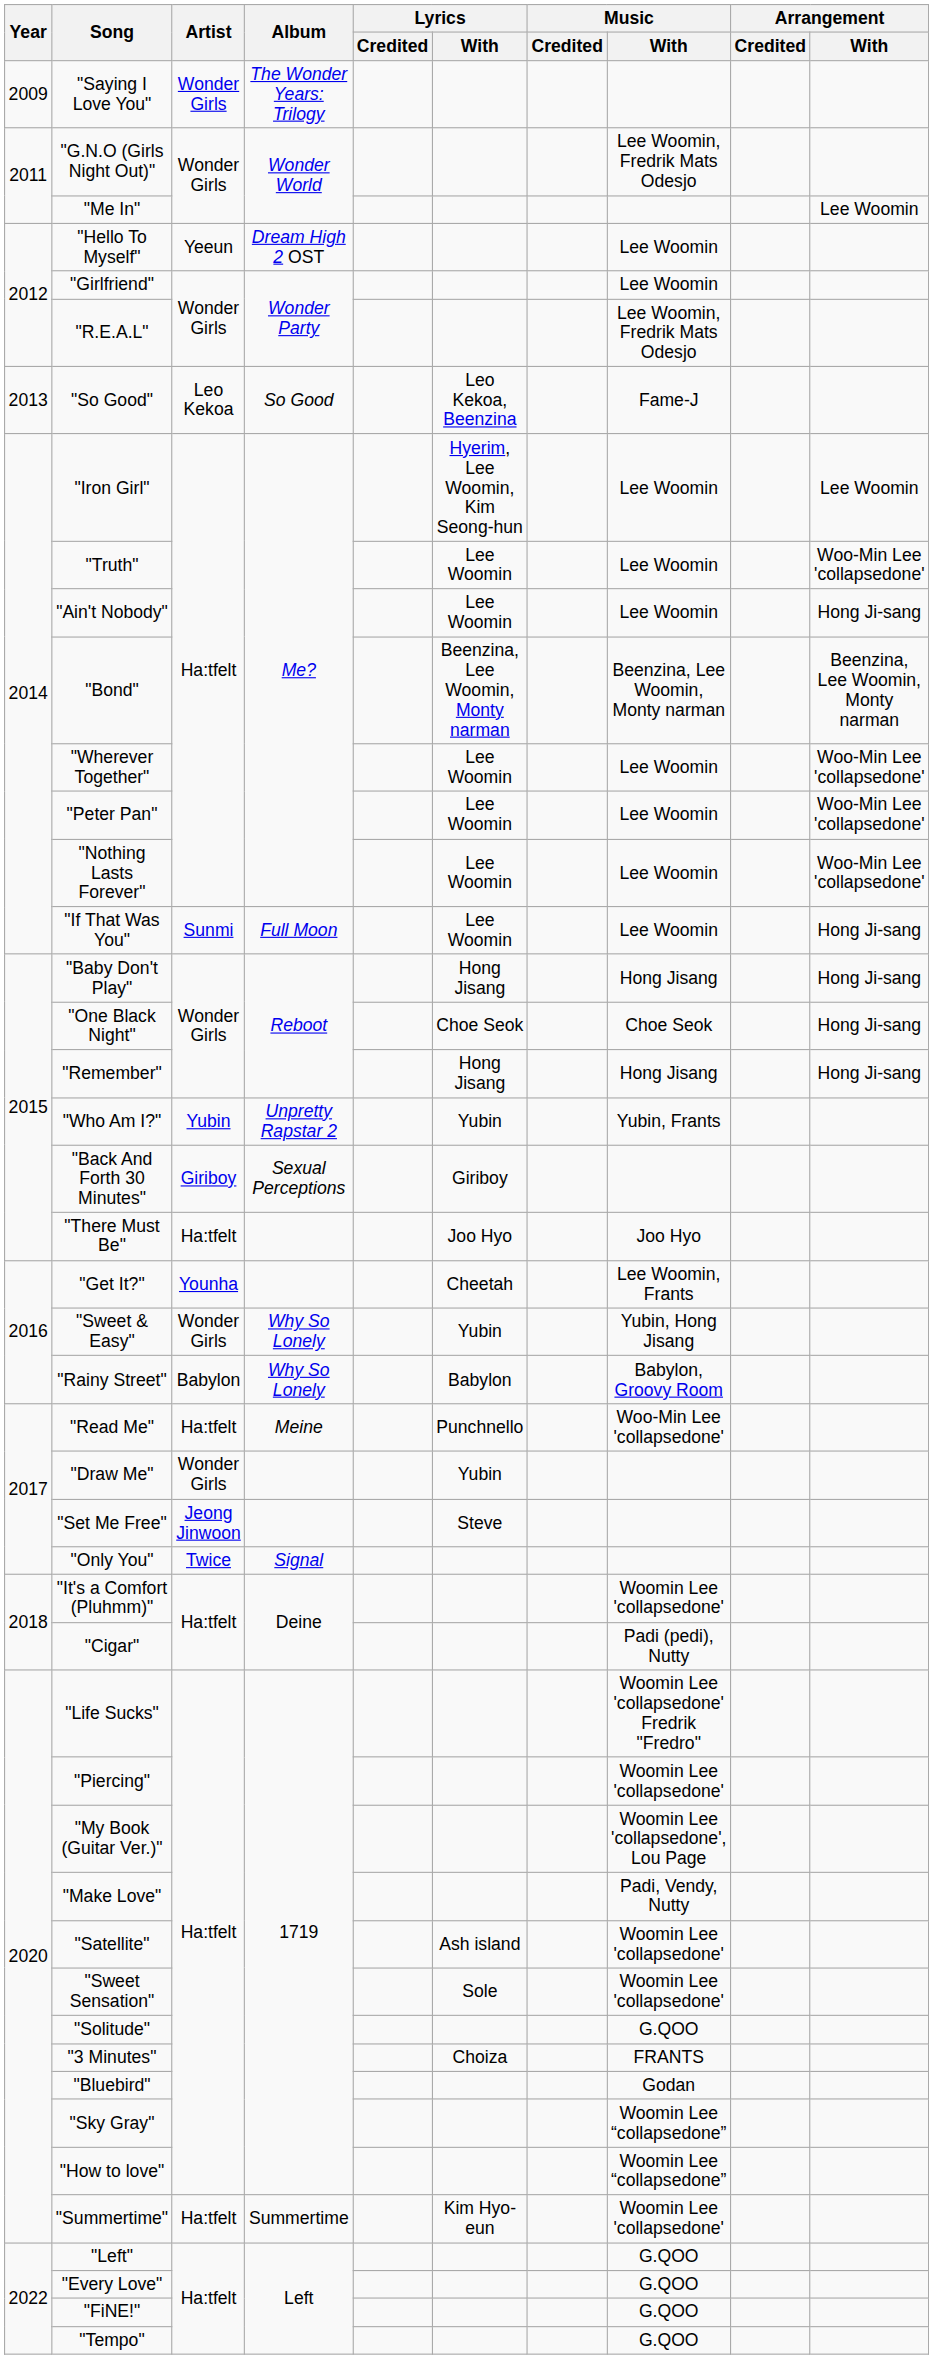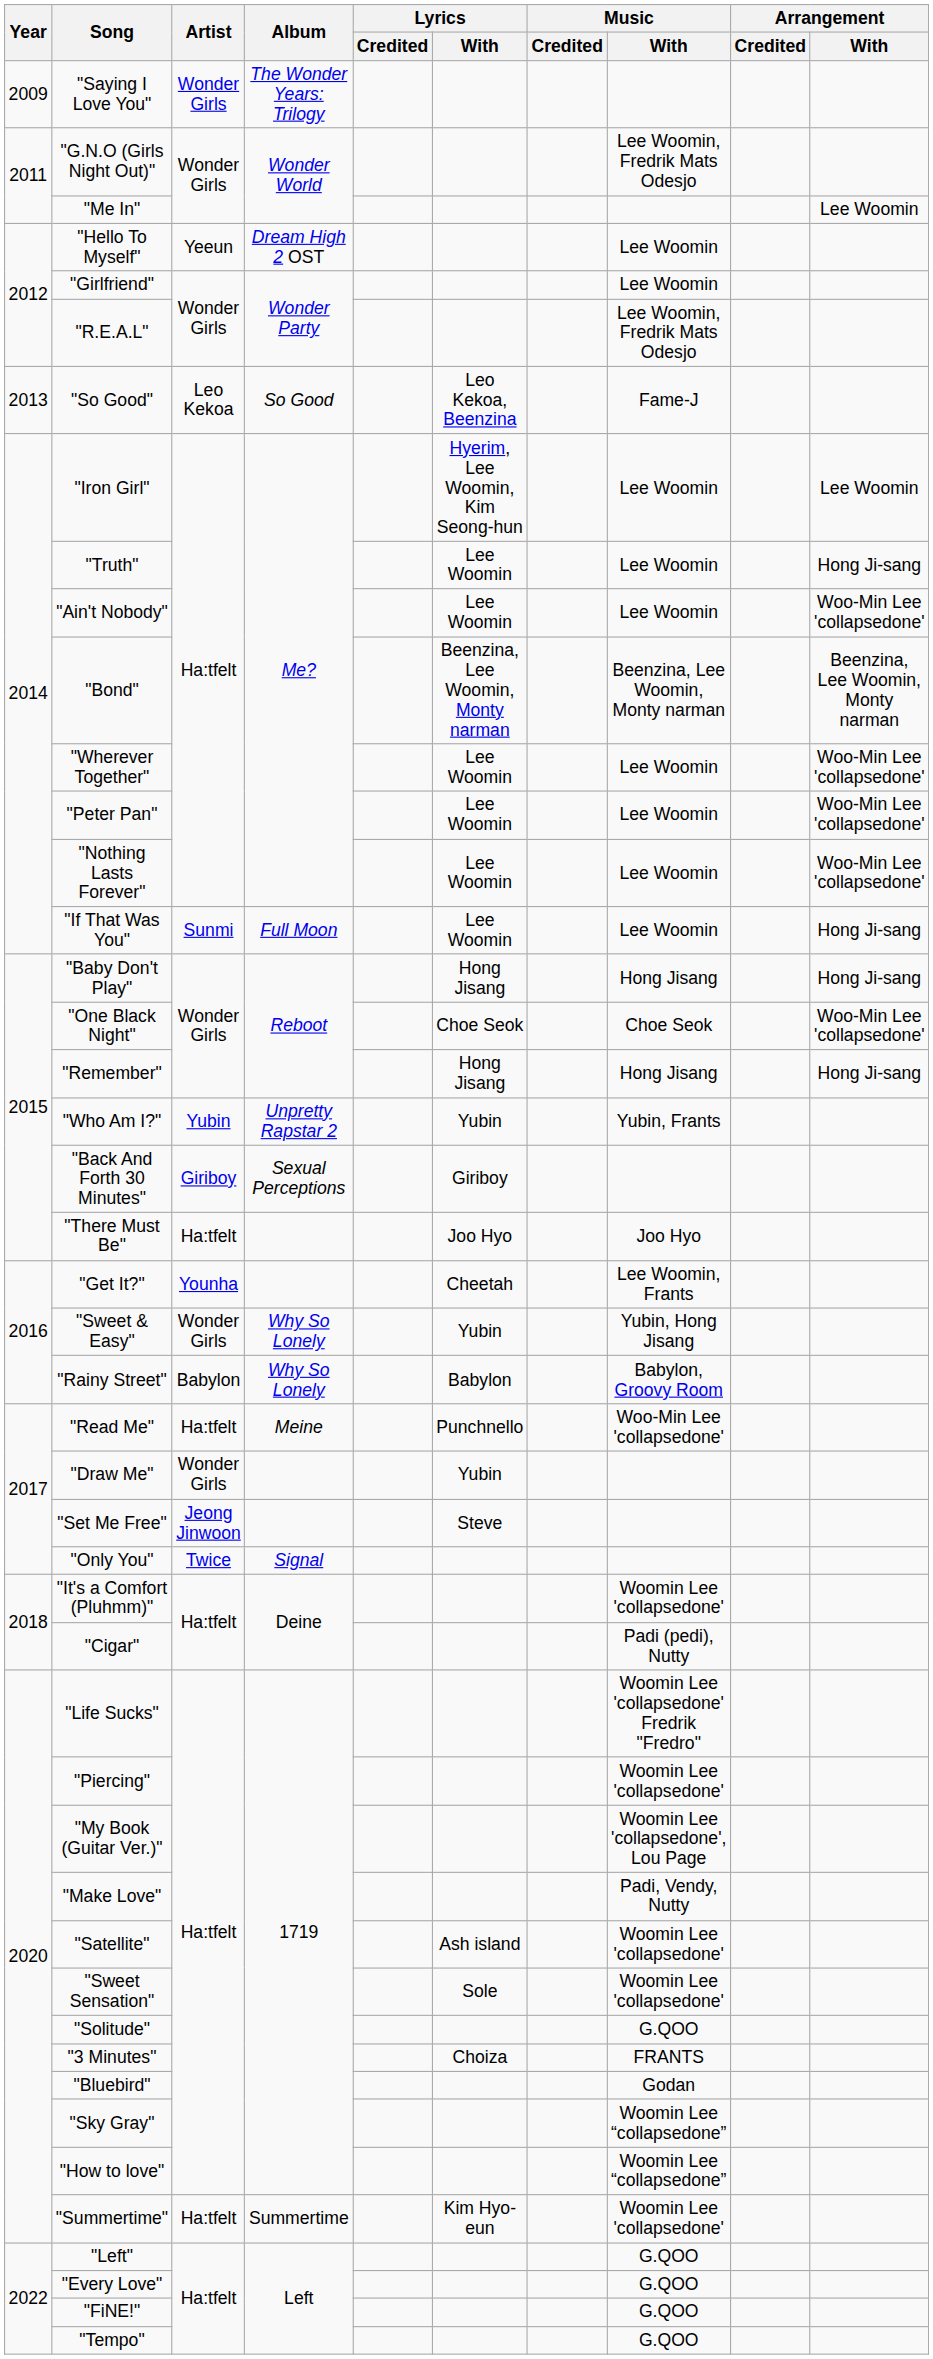(869, 564) Woo-Min Lee 'collapsedone' -> (869, 564) Hong Ji-sang
(869, 612) Hong Ji-sang -> (869, 612) Woo-Min Lee 'collapsedone'
(869, 1025) Hong Ji-sang -> (869, 1025) Woo-Min Lee 'collapsedone'
